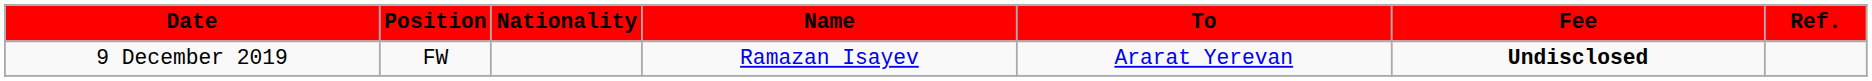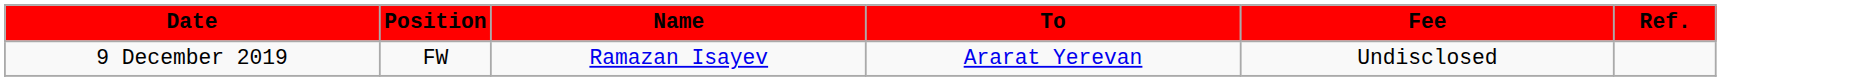- column: (567, 22)
(1578, 58) bold -> (1427, 58) normal
